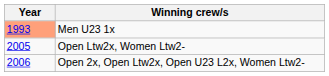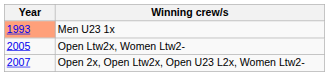(19, 63) 2006 -> (19, 63) 2007
